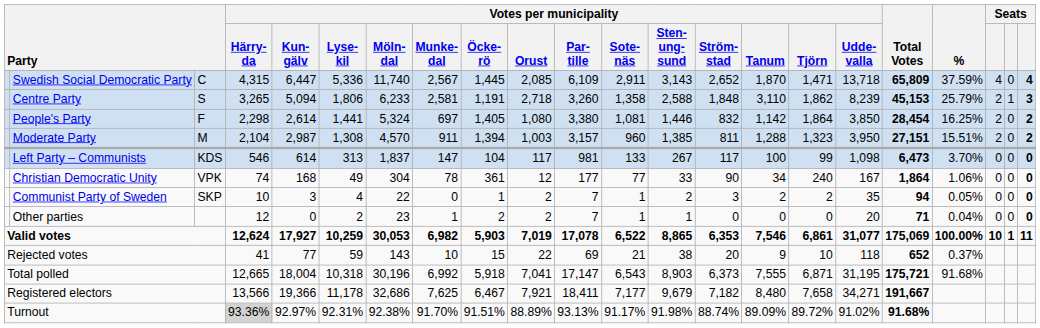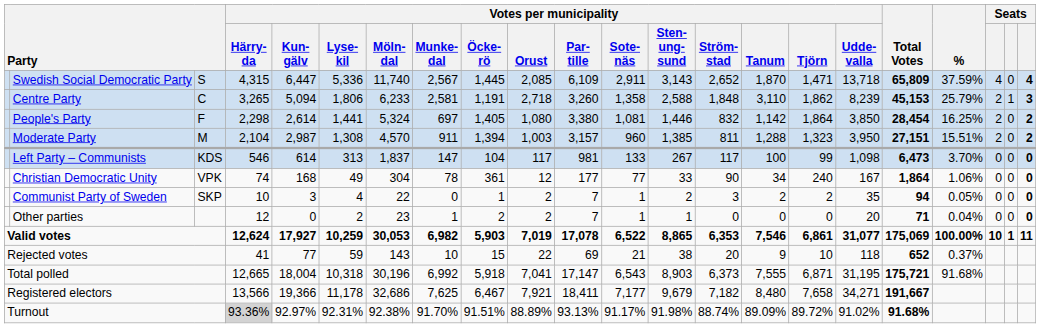(202, 80) C -> (202, 80) S
(202, 99) S -> (202, 99) C
